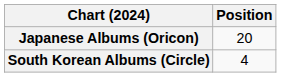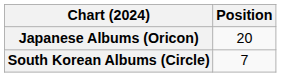(244, 60) 4 -> (244, 60) 7
